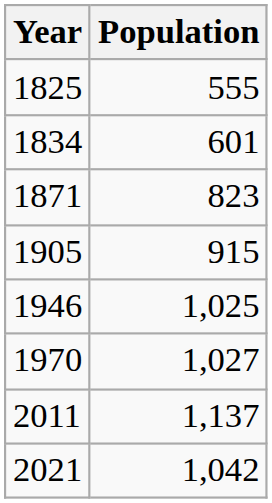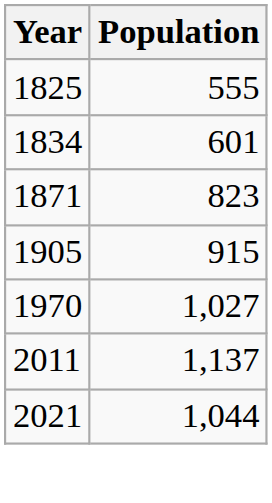- row: (48, 305)
(221, 470) 1,042 -> (221, 415) 1,044
